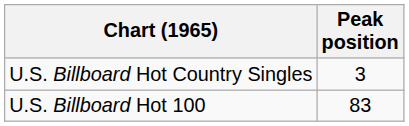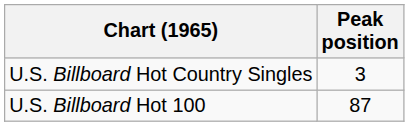(360, 105) 83 -> (360, 105) 87
